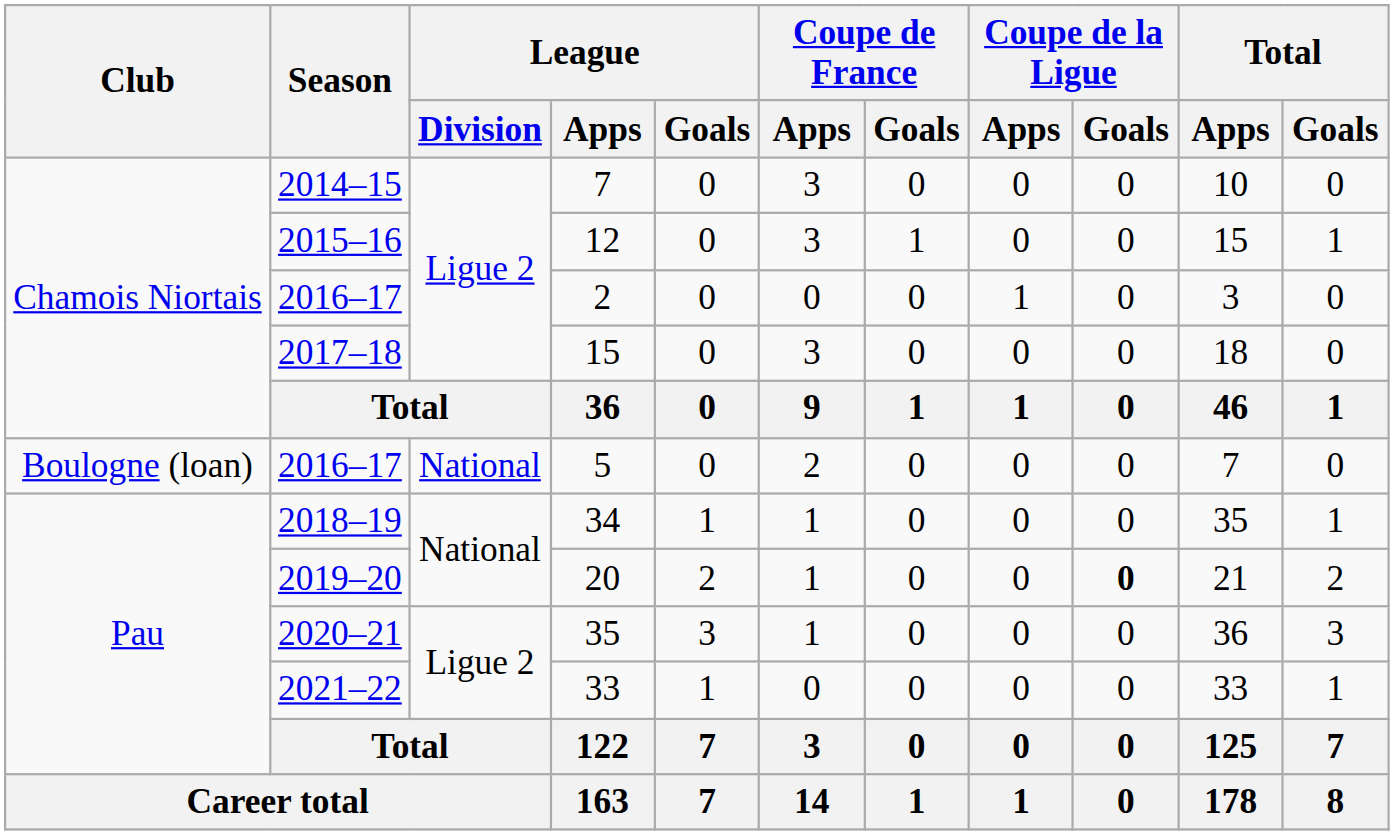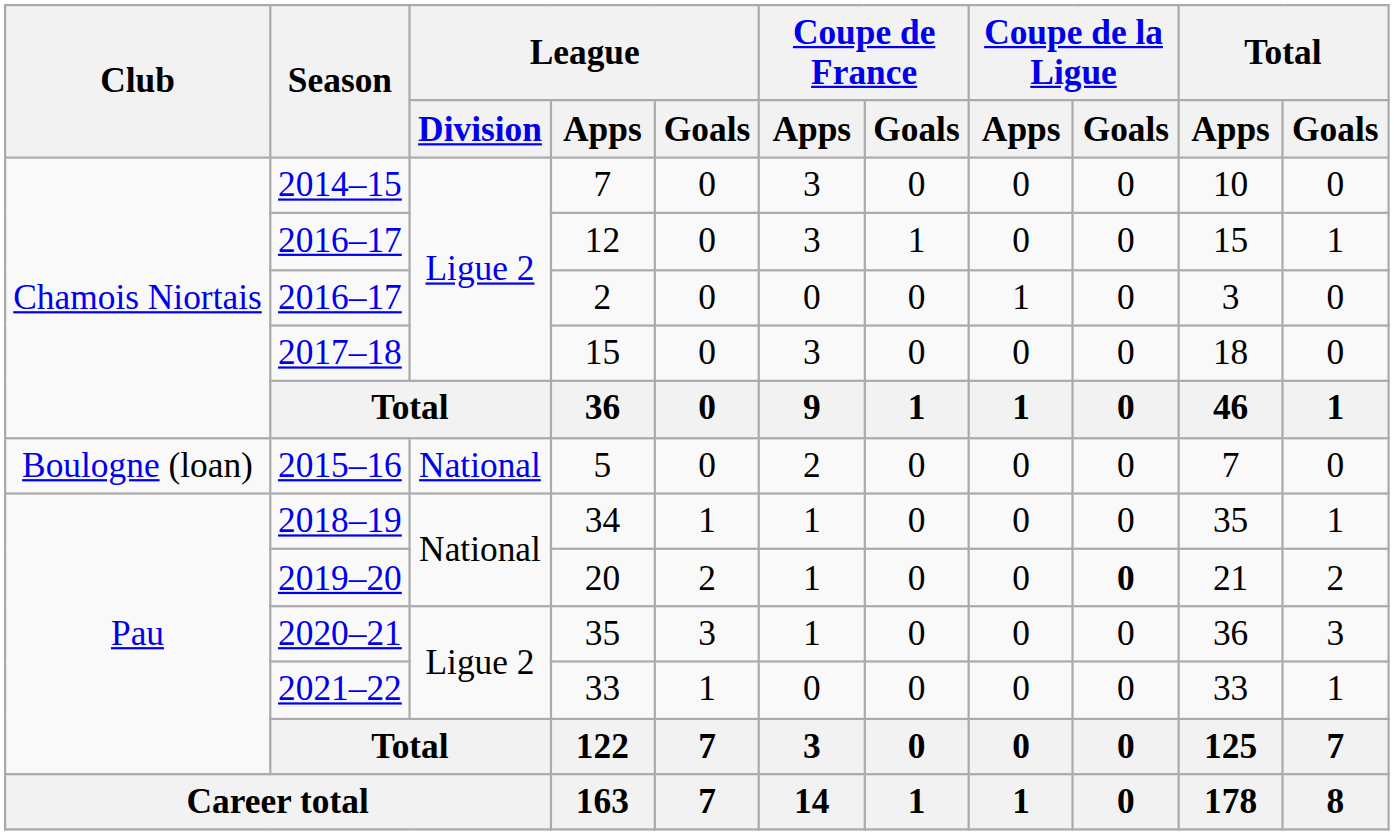(340, 240) 2015–16 -> (340, 240) 2016–17
(340, 464) 2016–17 -> (340, 464) 2015–16
